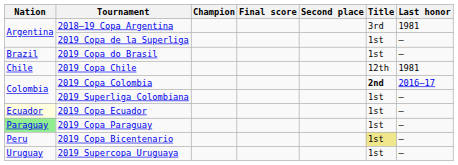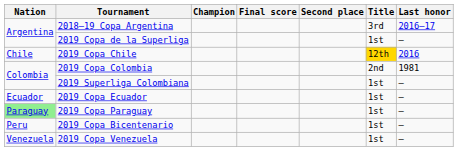(409, 26) 1981 -> (417, 26) 2016–17
- row: (108, 54)
(378, 68) no background -> (378, 54) gold background
(409, 68) 1981 -> (409, 54) 2016
(376, 82) bold -> (376, 68) normal
(417, 82) 2016–17 -> (409, 68) 1981
(25, 111) lightyellow background -> (25, 97) no background
(376, 139) khaki background -> (376, 125) no background
- row: (118, 153)
+ row: (108, 139)
